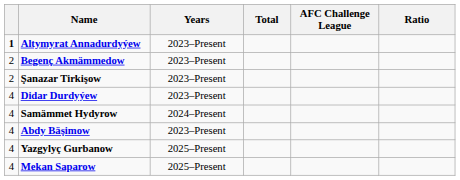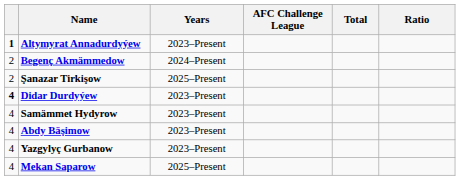columns swapped: (335, 19) <-> (267, 19)
(197, 61) 2023–Present -> (197, 61) 2024–Present
(197, 78) 2023–Present -> (197, 78) 2025–Present
(11, 96) normal -> (11, 96) bold
(197, 114) 2024–Present -> (197, 114) 2023–Present
(197, 149) 2025–Present -> (197, 149) 2023–Present
